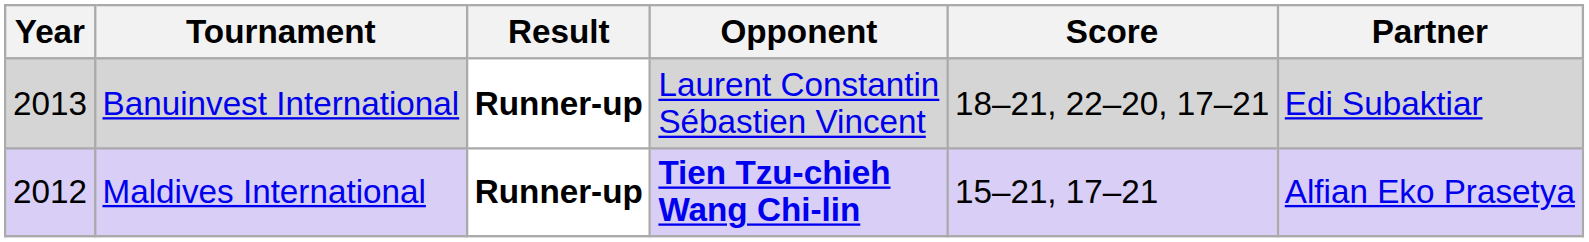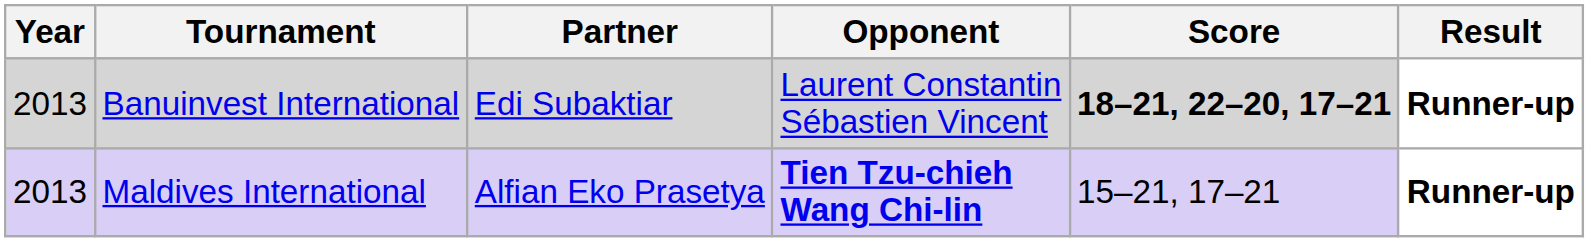columns swapped: (1430, 32) <-> (559, 32)
(1112, 103) normal -> (1234, 103) bold
(50, 192) 2012 -> (50, 192) 2013
